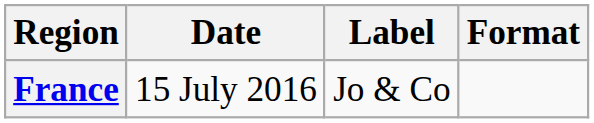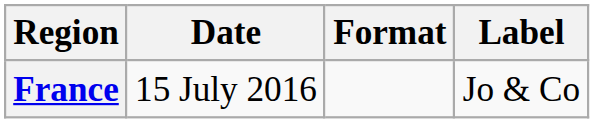columns swapped: (523, 32) <-> (392, 32)
